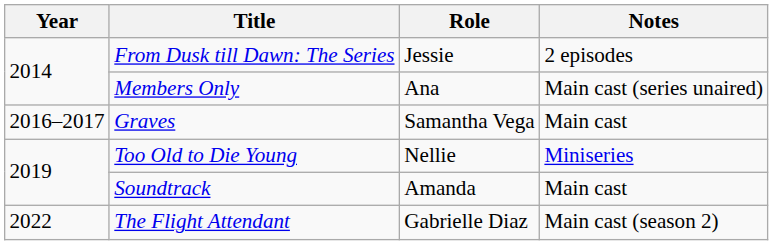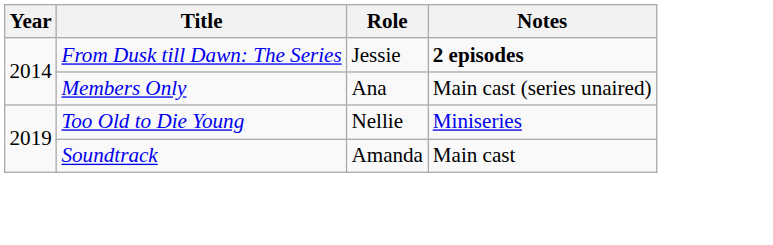(589, 54) normal -> (478, 54) bold
- row: (145, 121)
- row: (202, 222)
